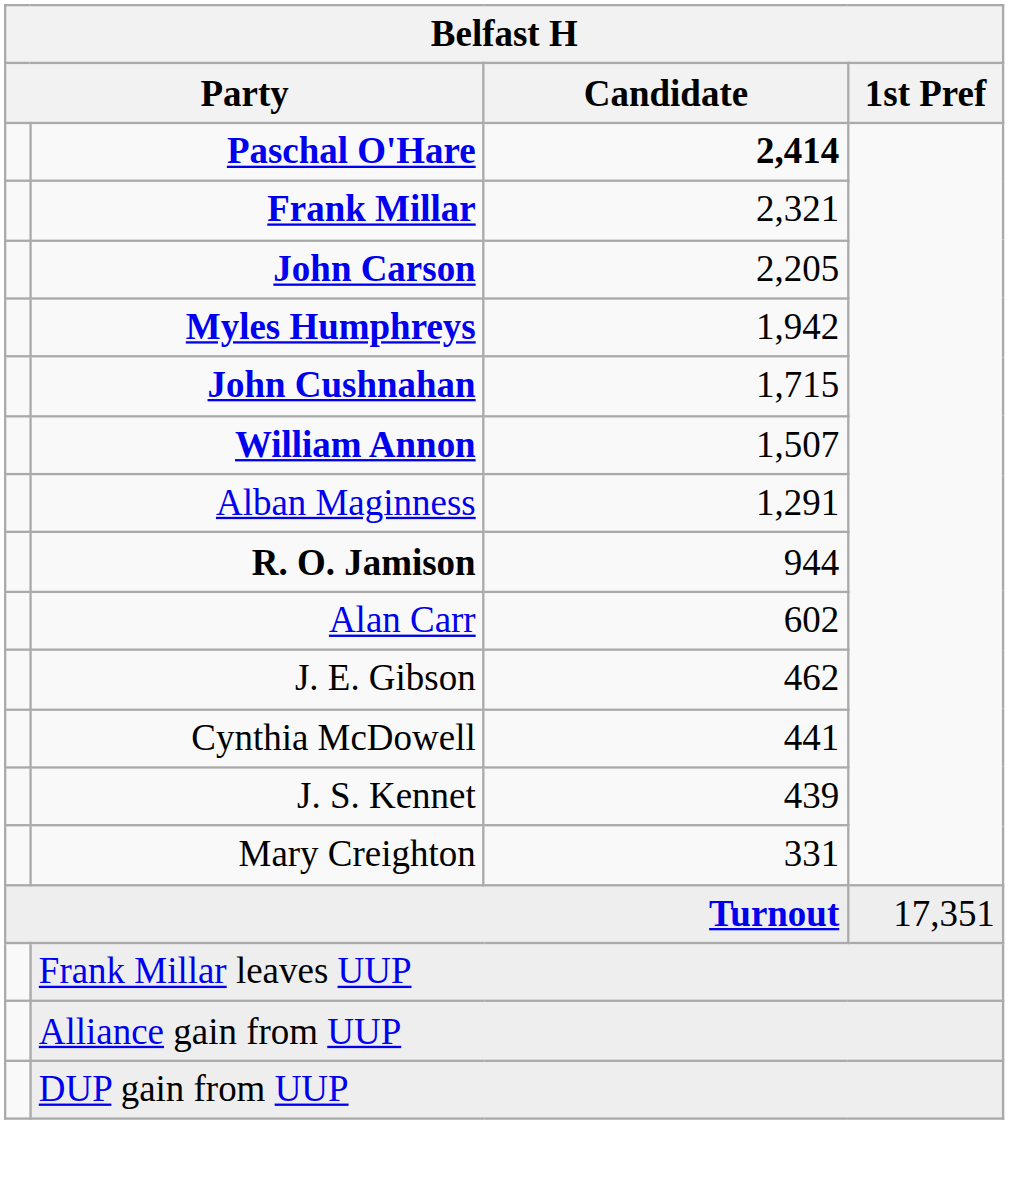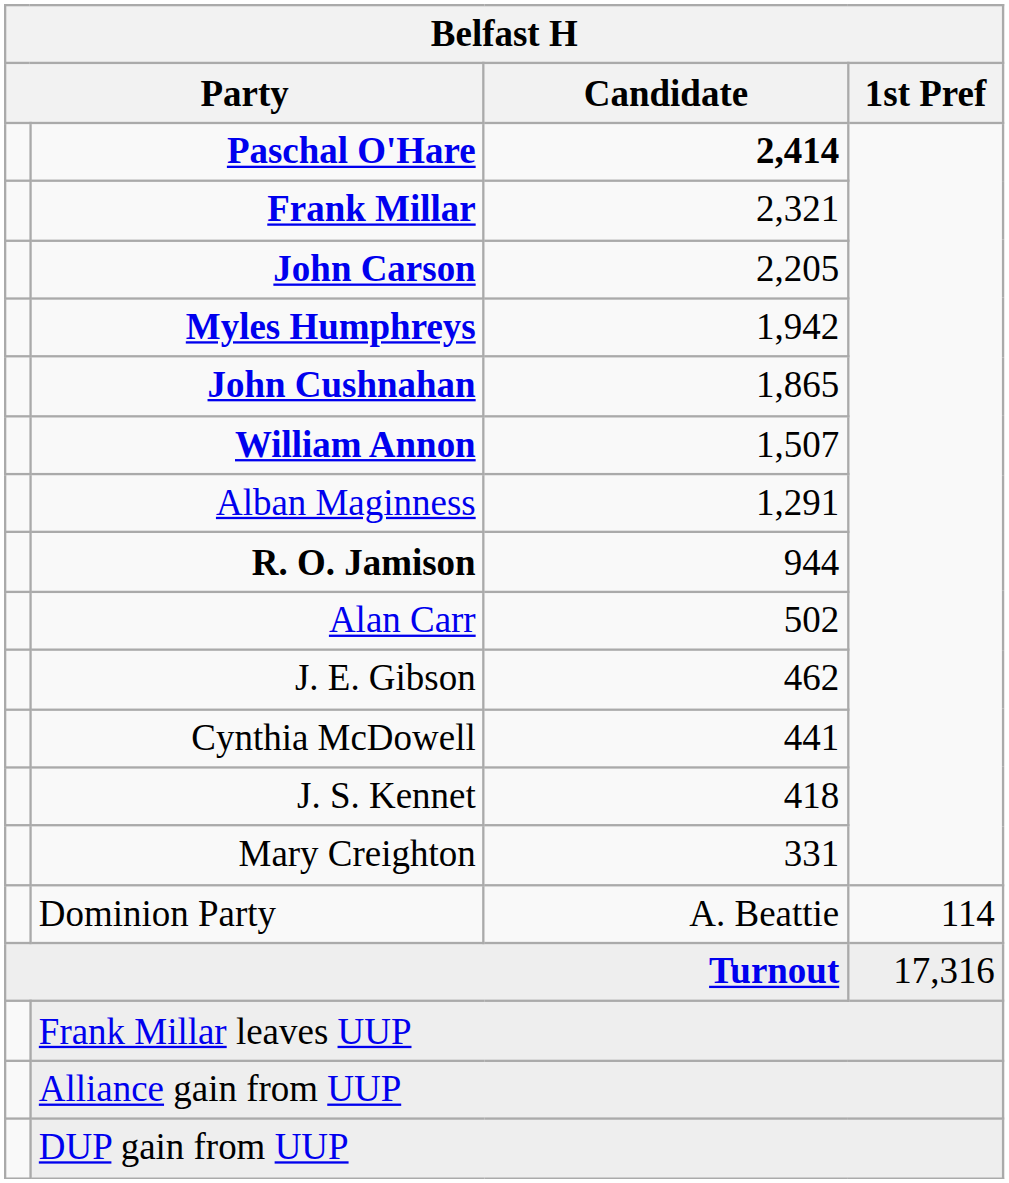(798, 385) 1,715 -> (798, 385) 1,865
(811, 619) 602 -> (811, 619) 502
(811, 795) 439 -> (811, 795) 418
+ row: (157, 913)
(944, 913) 17,351 -> (944, 971) 17,316
